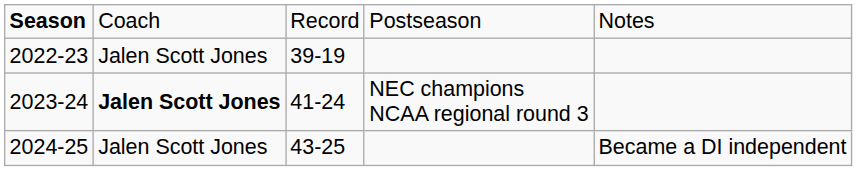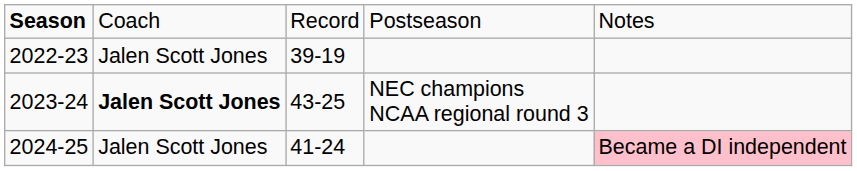(318, 101) 41-24 -> (318, 101) 43-25
(318, 147) 43-25 -> (318, 147) 41-24
(723, 147) no background -> (723, 147) pink background
